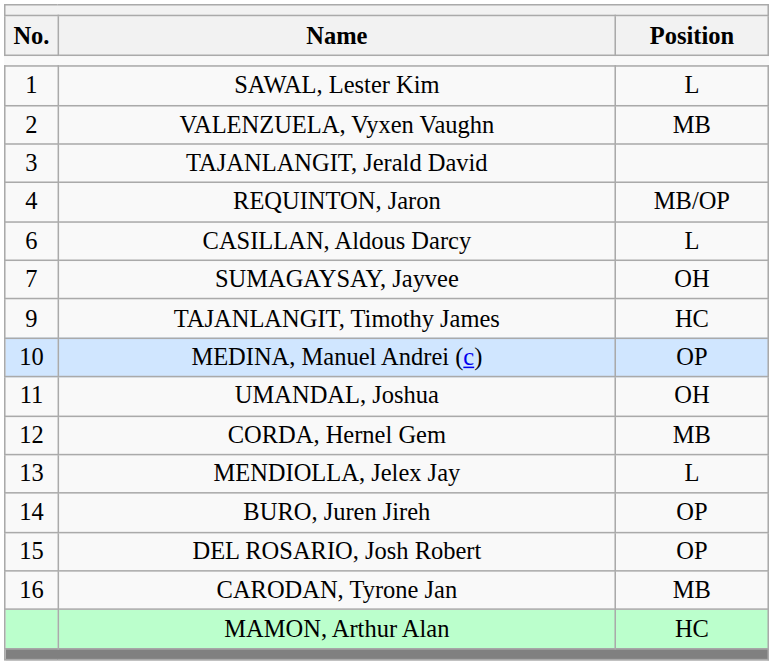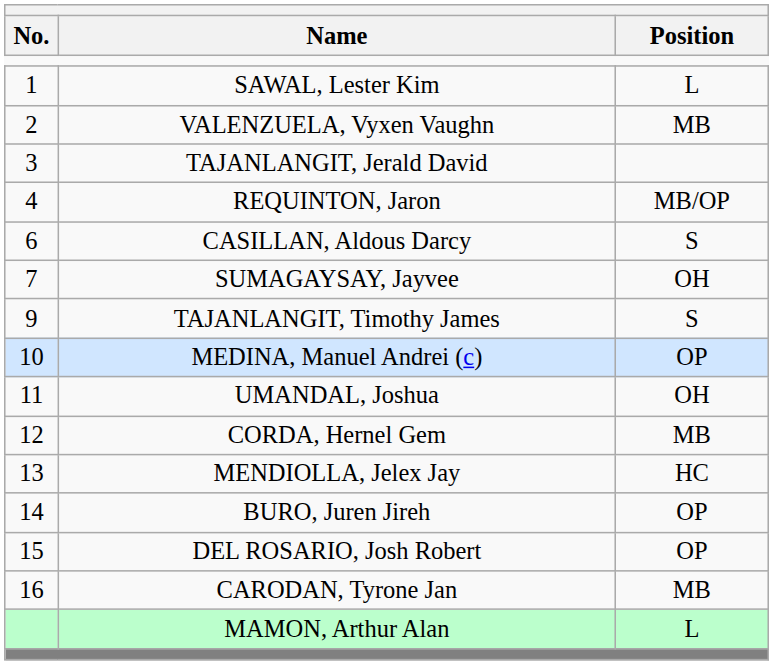(692, 240) L -> (692, 240) S
(692, 318) HC -> (692, 318) S
(692, 473) L -> (692, 473) HC
(692, 628) HC -> (692, 628) L
